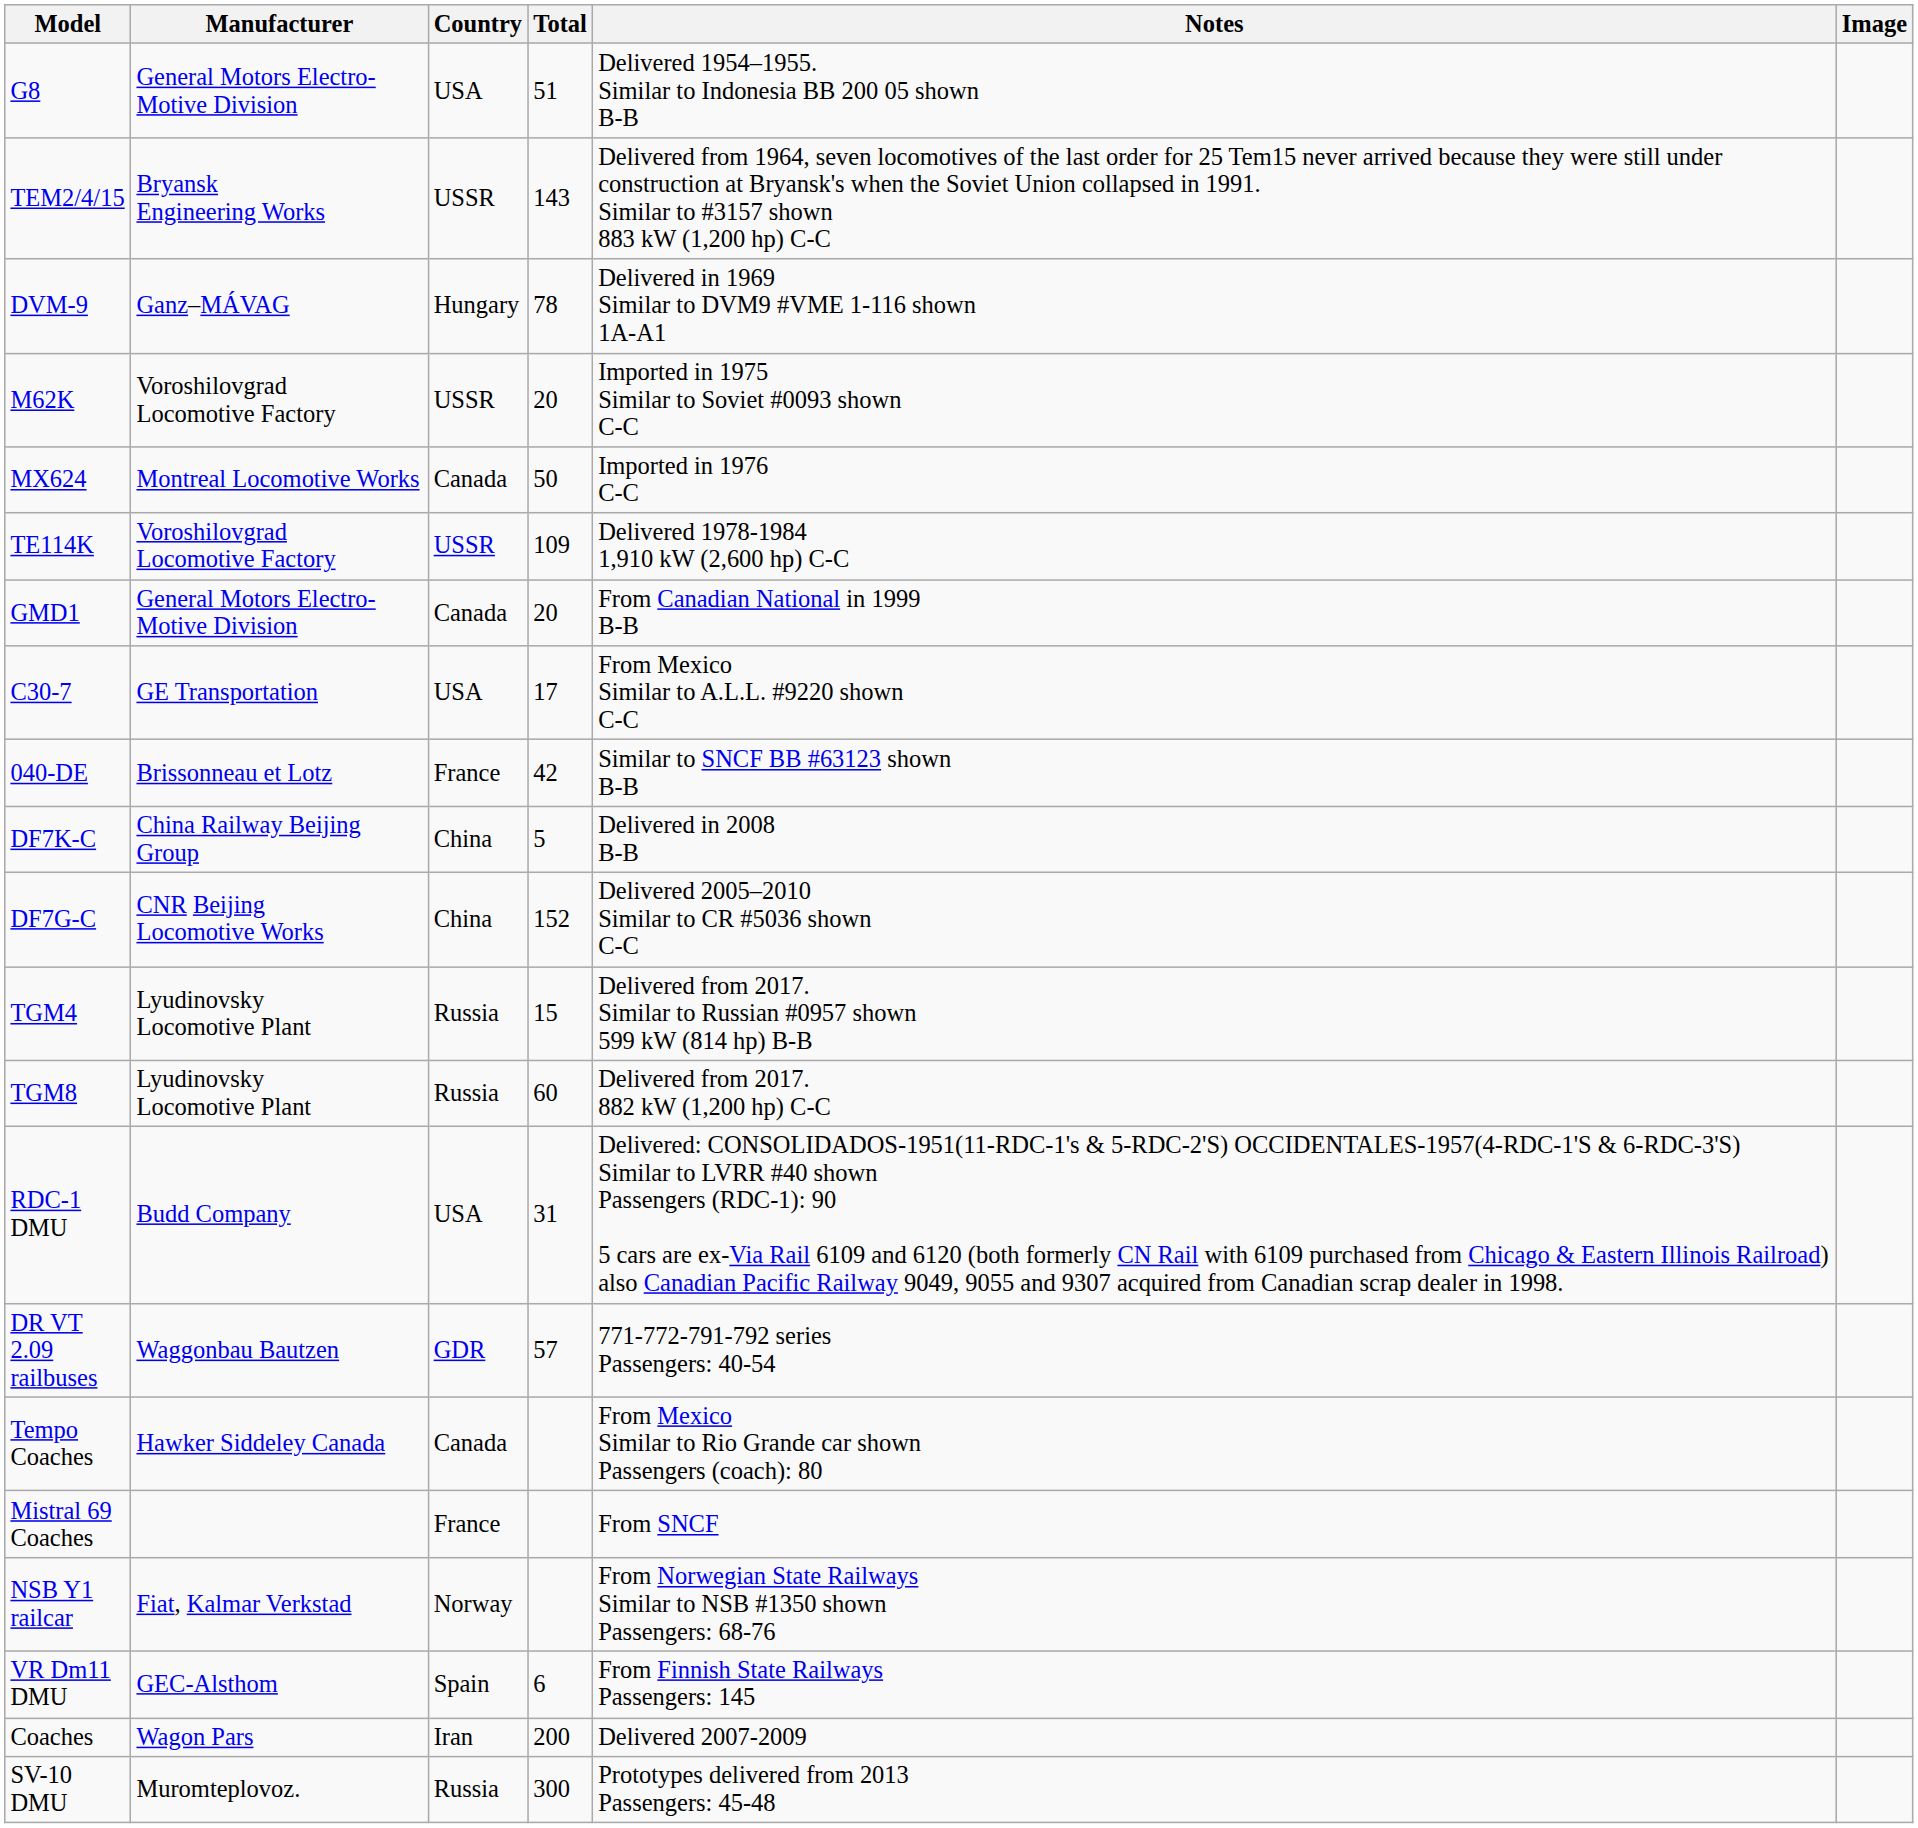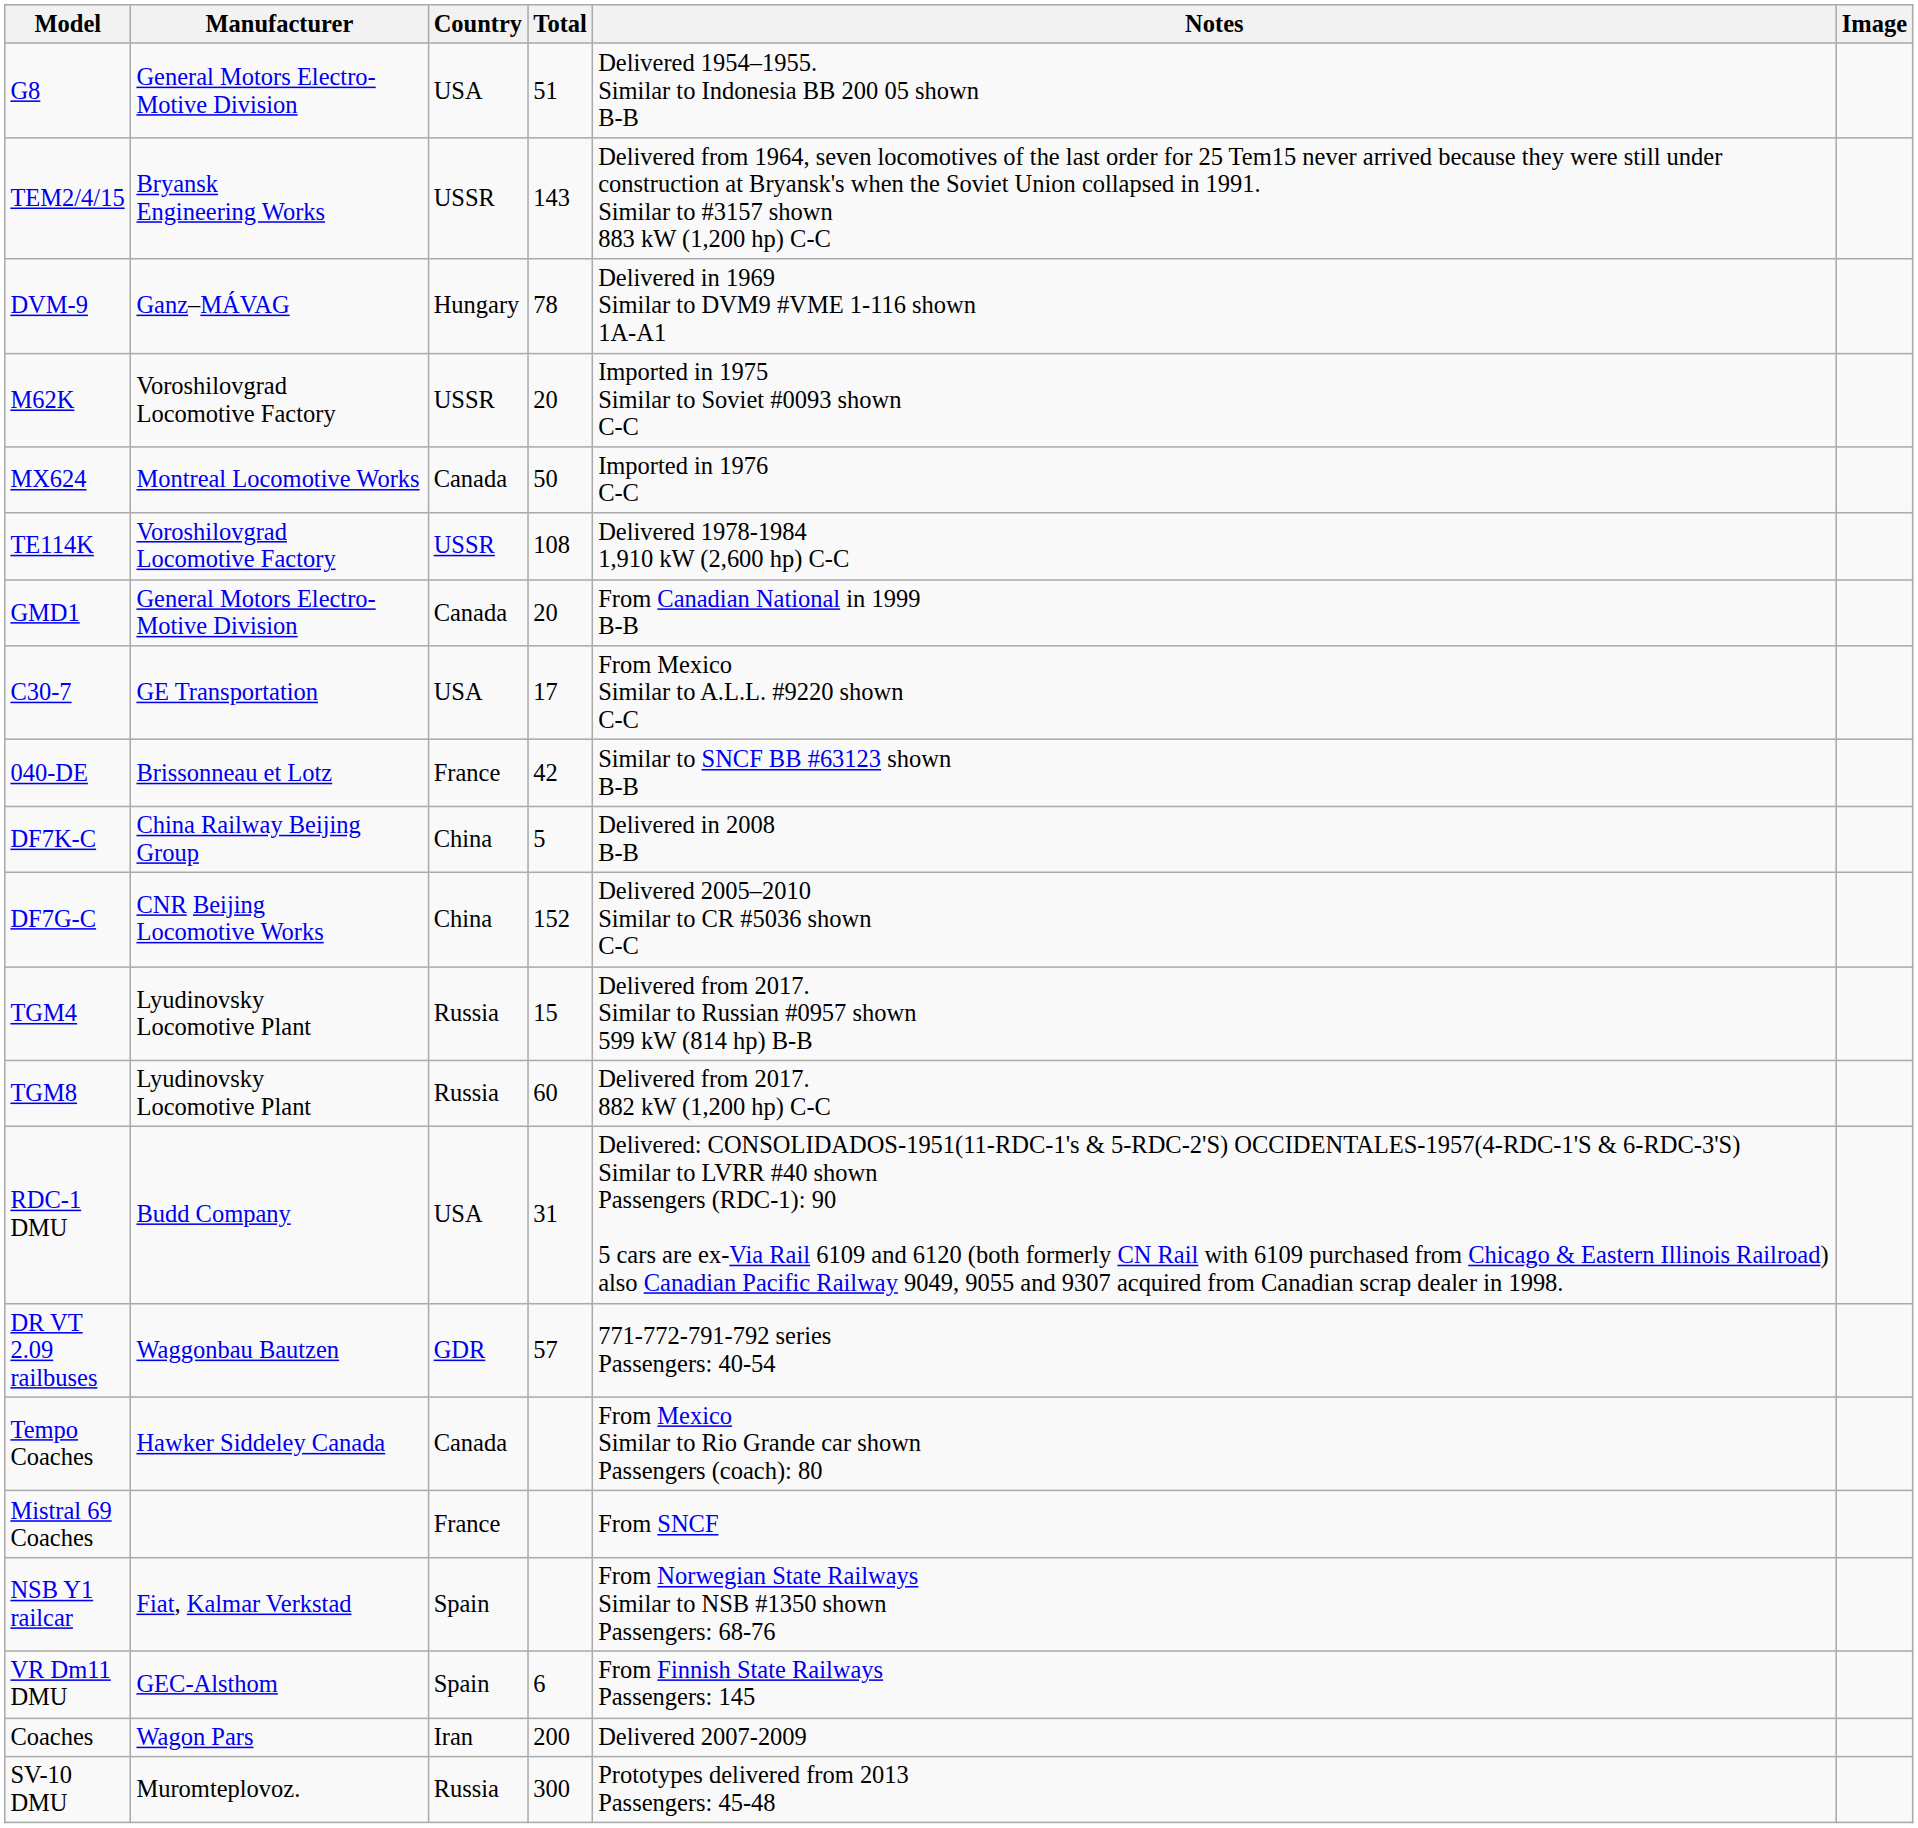(552, 546) 109 -> (552, 546) 108
(473, 1604) Norway -> (462, 1604) Spain
